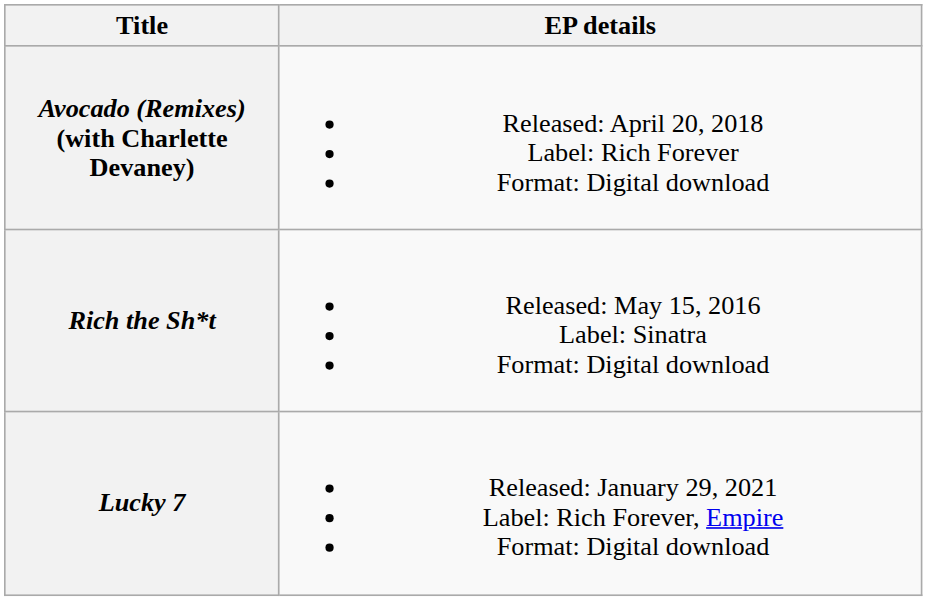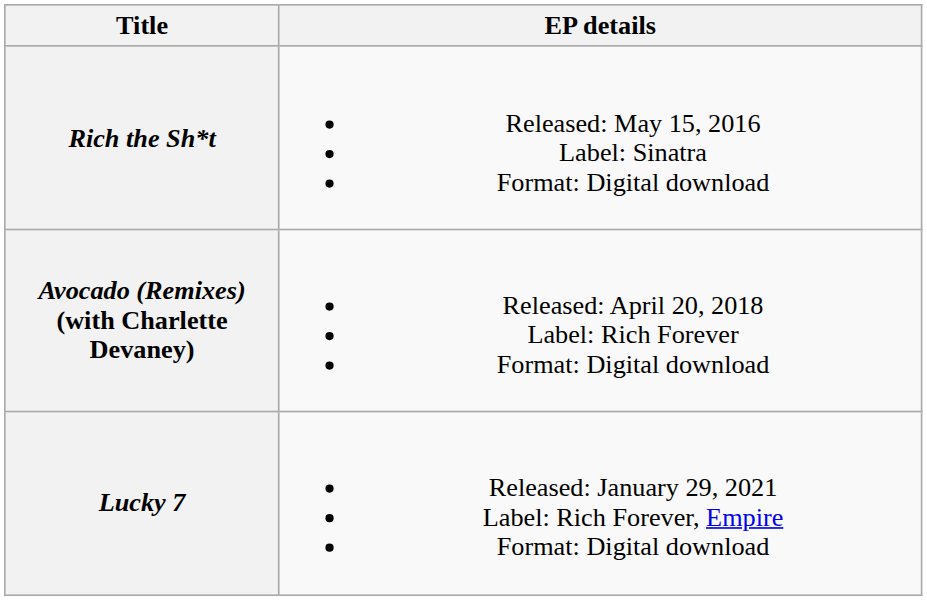rows swapped: (142, 320) <-> (142, 137)
